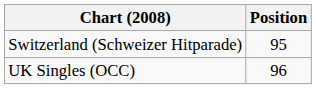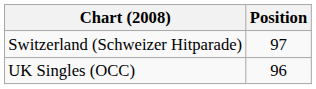(278, 44) 95 -> (278, 44) 97
